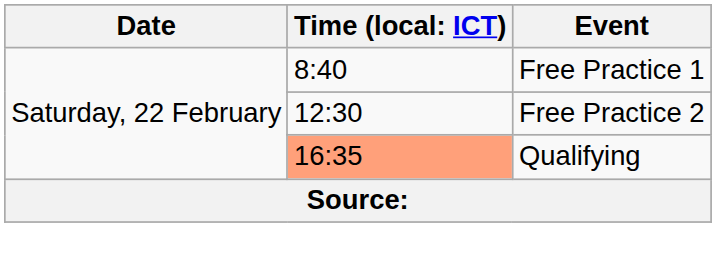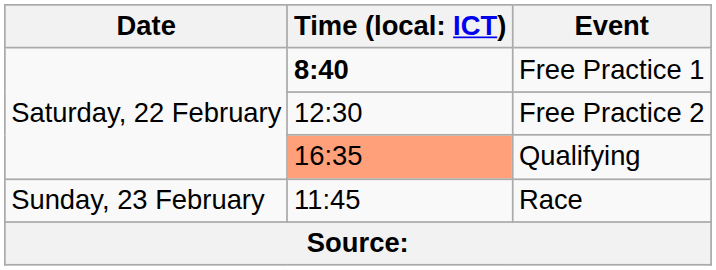(321, 69) normal -> (321, 69) bold
+ row: (551, 199)
